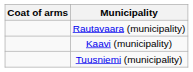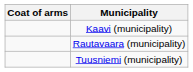rows swapped: (129, 44) <-> (129, 28)
